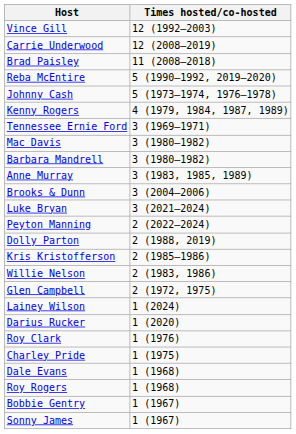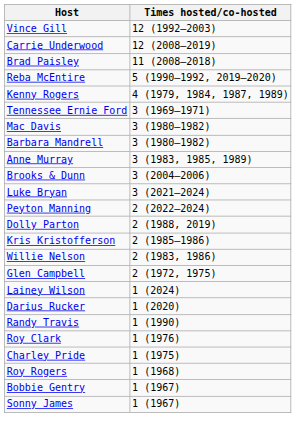- row: (40, 94)
+ row: (43, 323)
- row: (37, 371)
